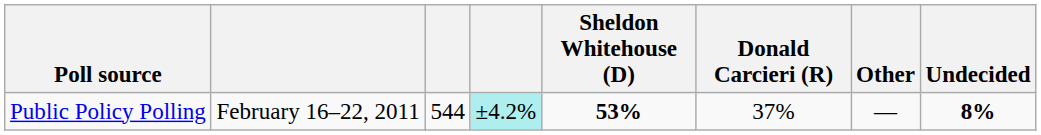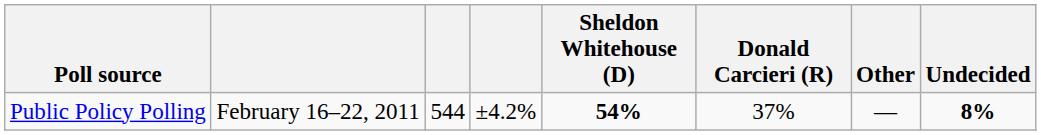(506, 111) paleturquoise background -> (506, 111) no background
(619, 111) 53% -> (619, 111) 54%
